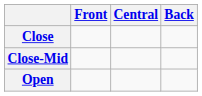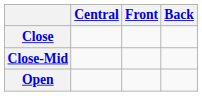columns swapped: (91, 15) <-> (136, 15)
